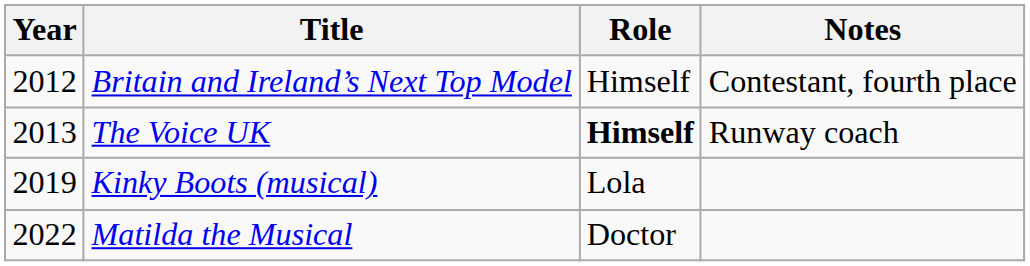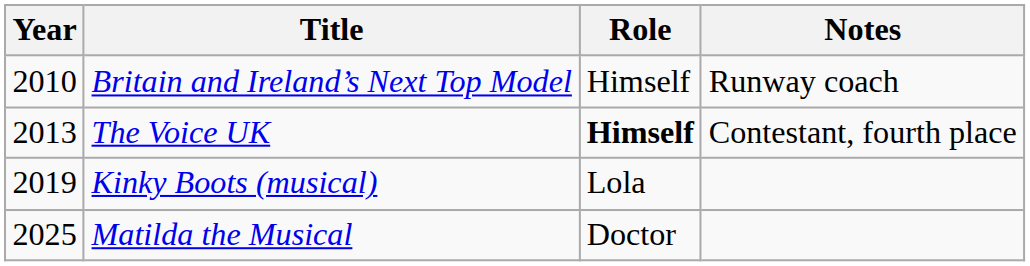(45, 81) 2012 -> (45, 81) 2010
(863, 81) Contestant, fourth place -> (804, 81) Runway coach
(804, 132) Runway coach -> (863, 132) Contestant, fourth place
(45, 234) 2022 -> (45, 234) 2025
